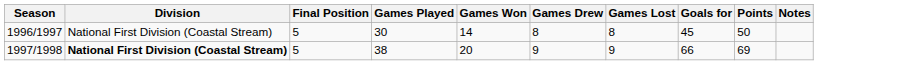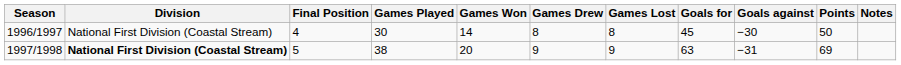+ column: (776, 13)
(296, 32) 5 -> (296, 32) 4
(687, 50) 66 -> (687, 50) 63
